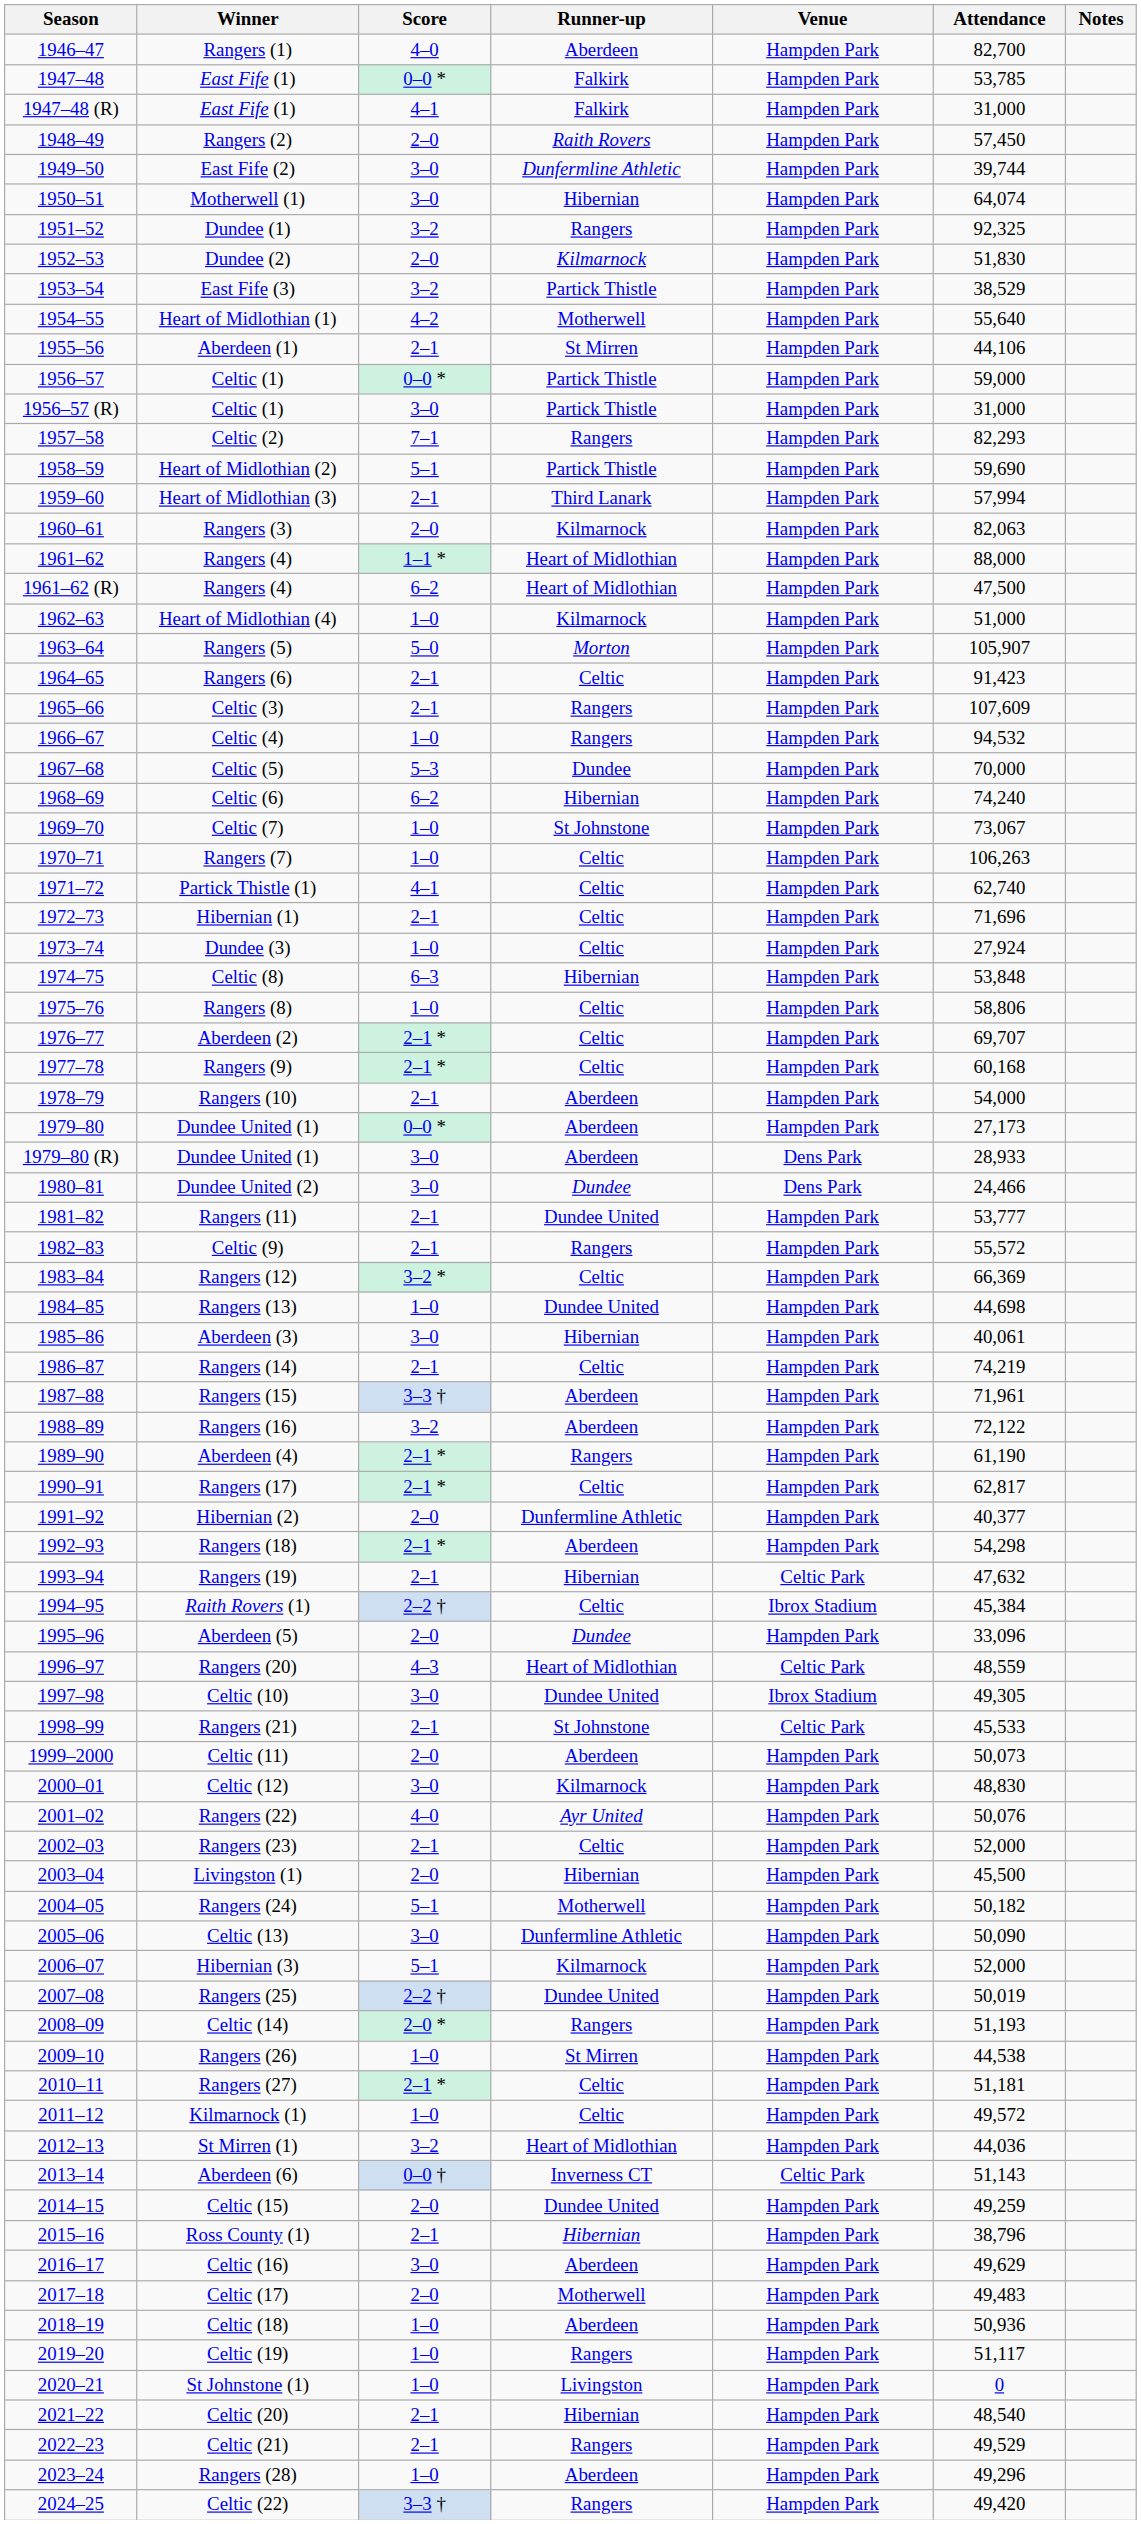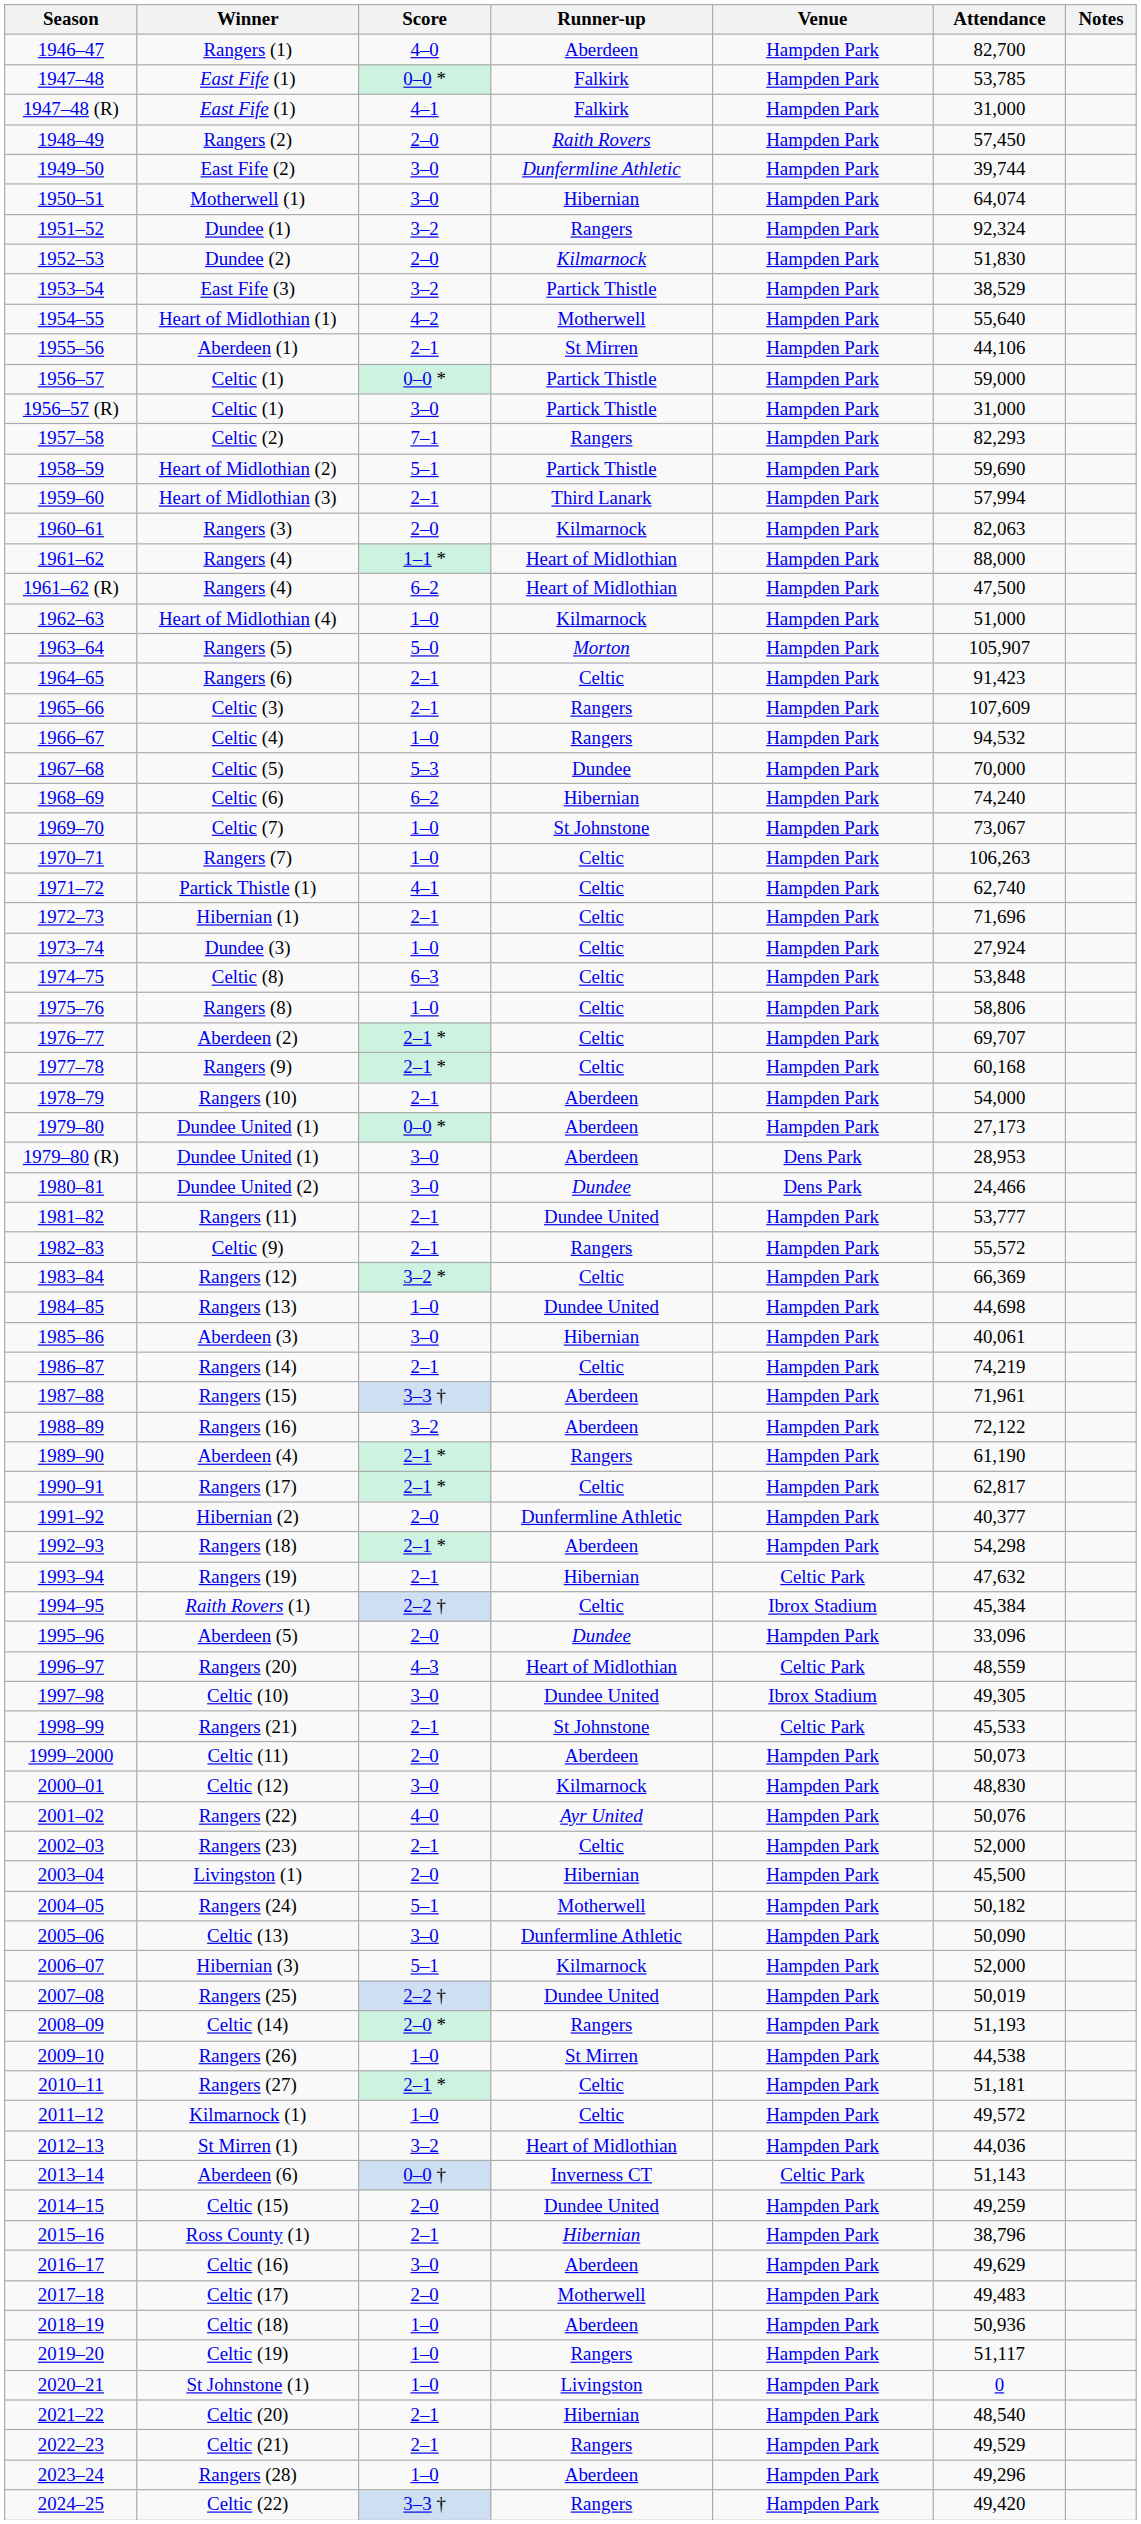(999, 229) 92,325 -> (999, 229) 92,324
(601, 977) Hibernian -> (601, 977) Celtic
(999, 1157) 28,933 -> (999, 1157) 28,953
